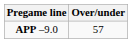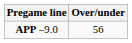(98, 30) 57 -> (98, 30) 56
